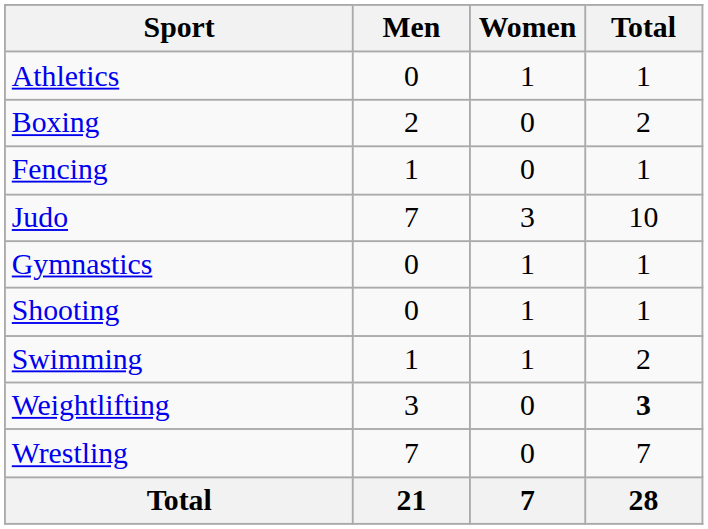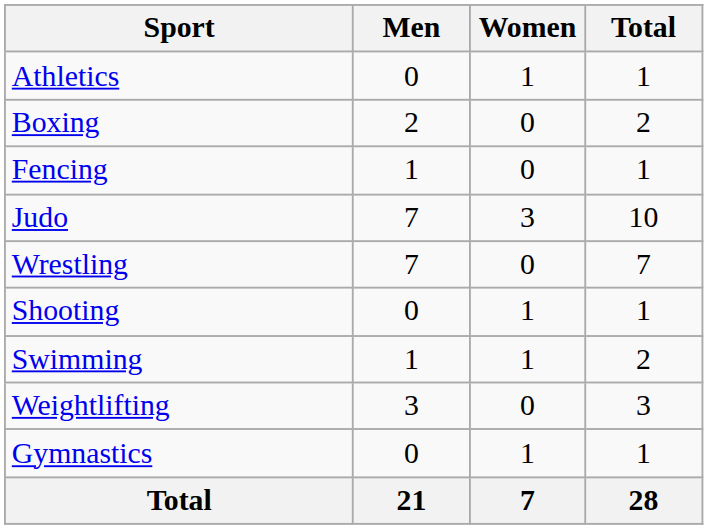rows swapped: (82, 264) <-> (70, 452)
(643, 405) bold -> (643, 405) normal
